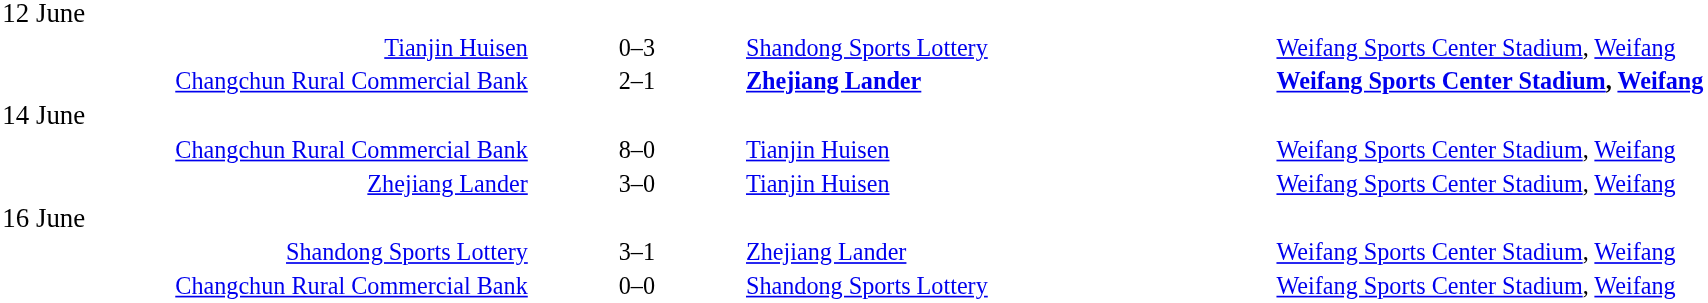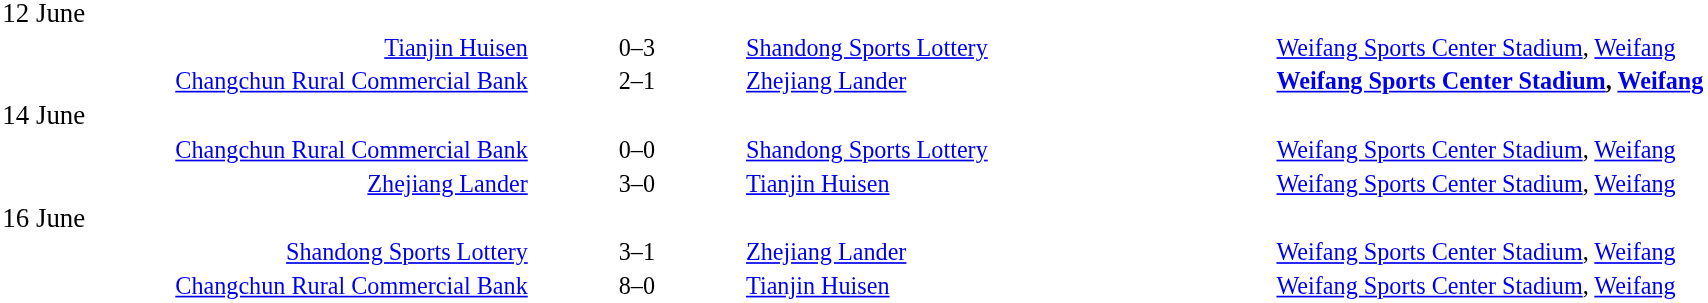(834, 81) bold -> (826, 81) normal
rows swapped: (352, 286) <-> (352, 150)
